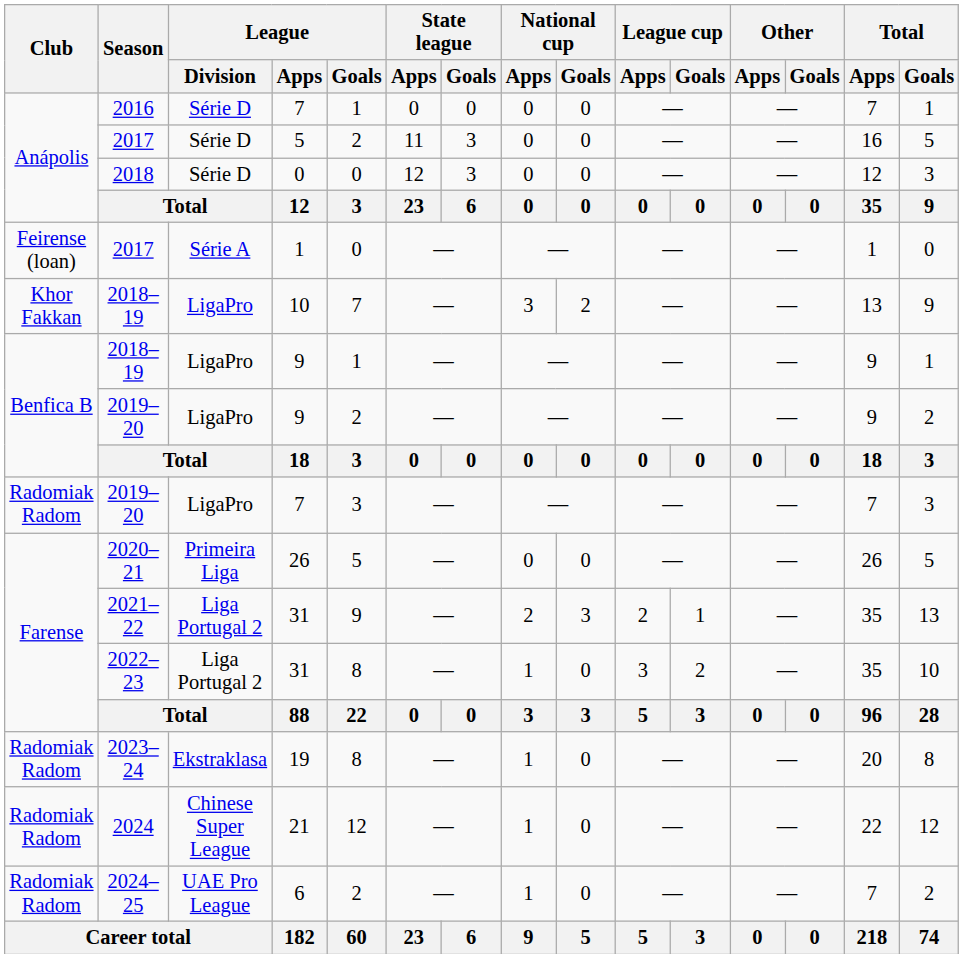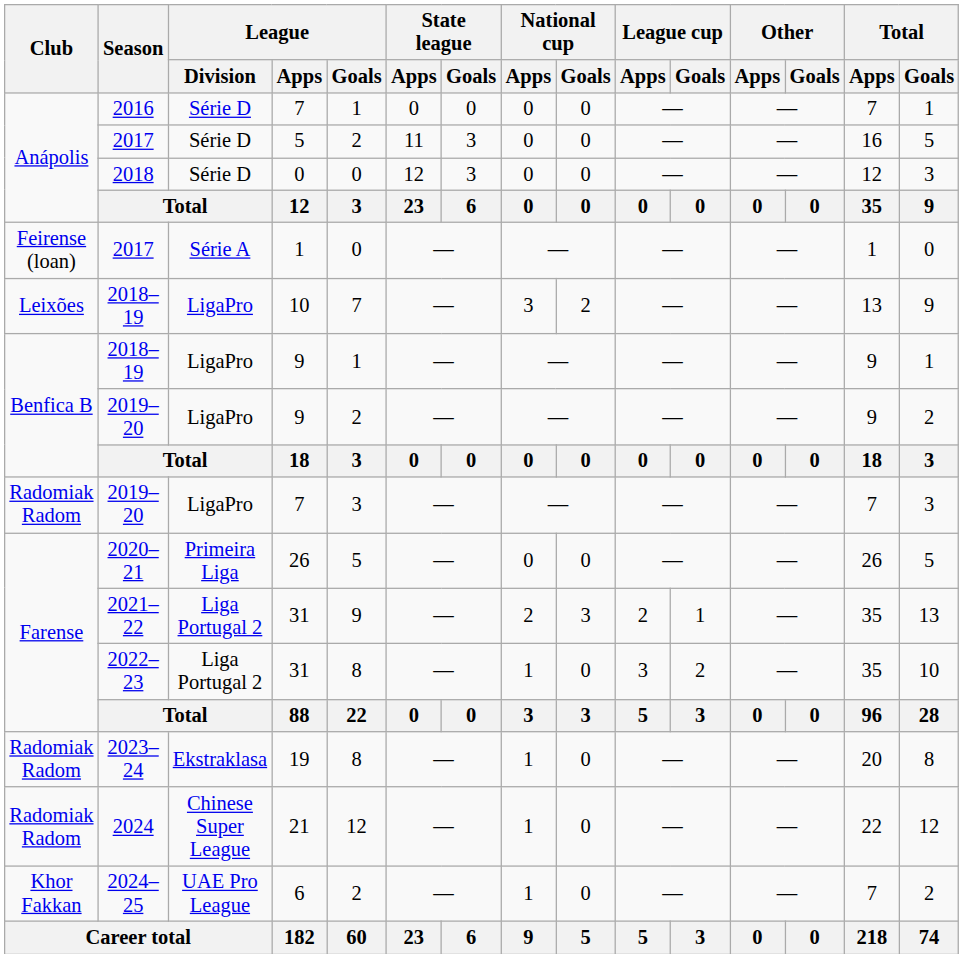(51, 305) Khor Fakkan -> (51, 305) Leixões
(51, 893) Radomiak Radom -> (51, 893) Khor Fakkan
